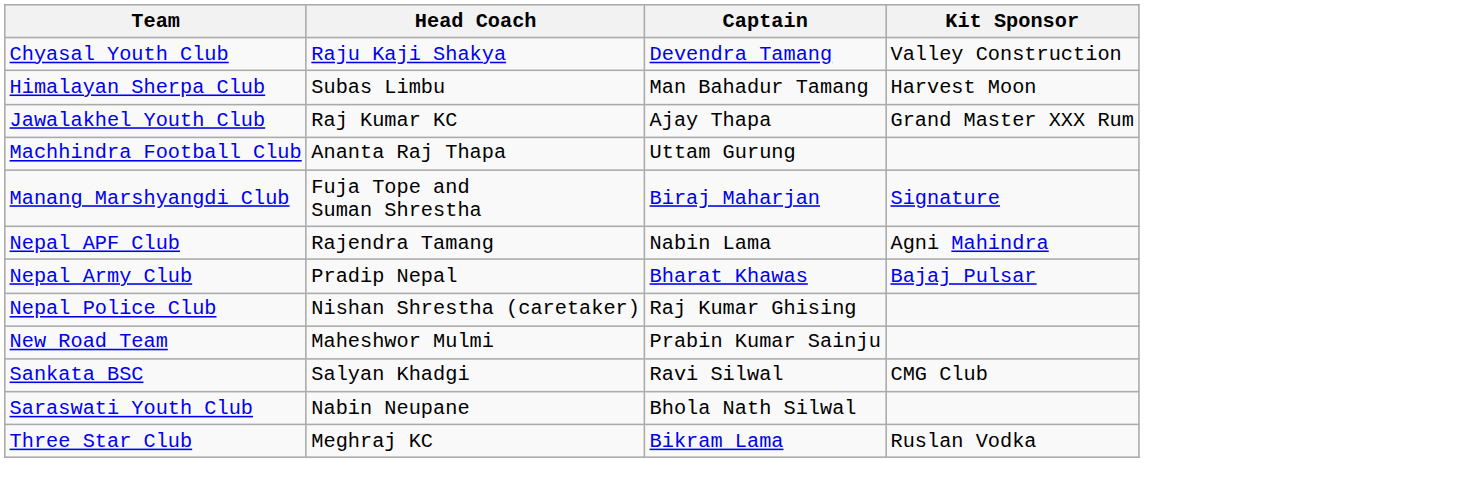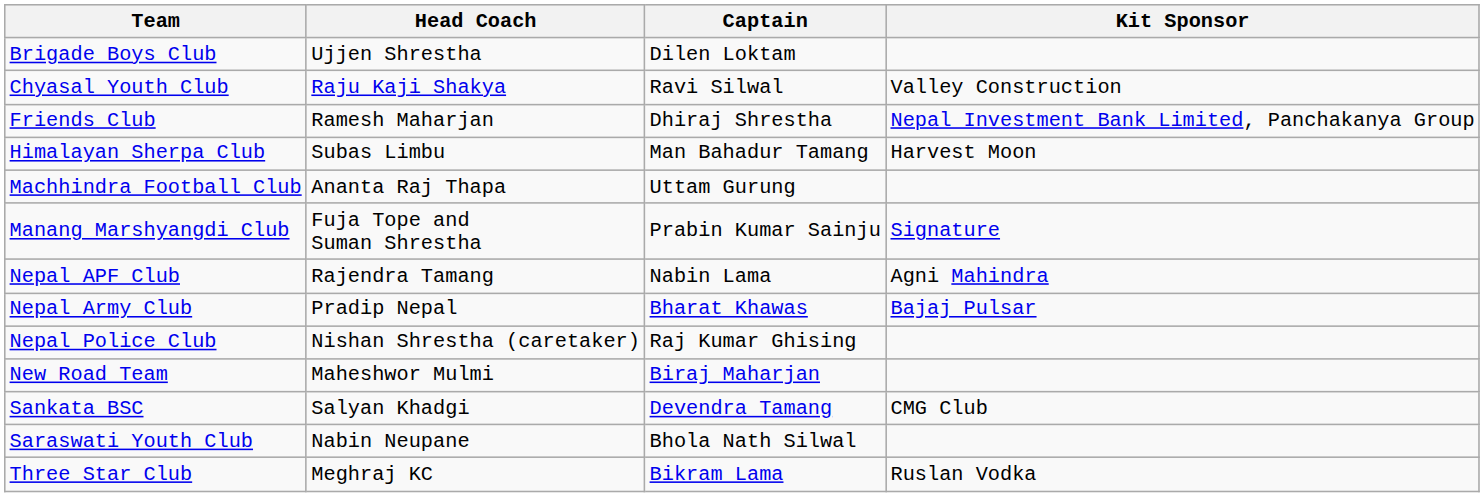+ row: (113, 54)
(741, 54) Devendra Tamang -> (717, 87) Ravi Silwal
+ row: (83, 120)
- row: (137, 120)
(735, 198) Biraj Maharjan -> (765, 231) Prabin Kumar Sainju
(765, 342) Prabin Kumar Sainju -> (735, 375) Biraj Maharjan
(717, 375) Ravi Silwal -> (741, 408) Devendra Tamang
